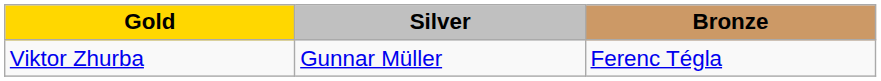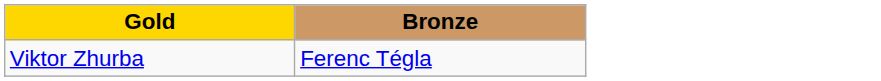- column: (440, 22)
